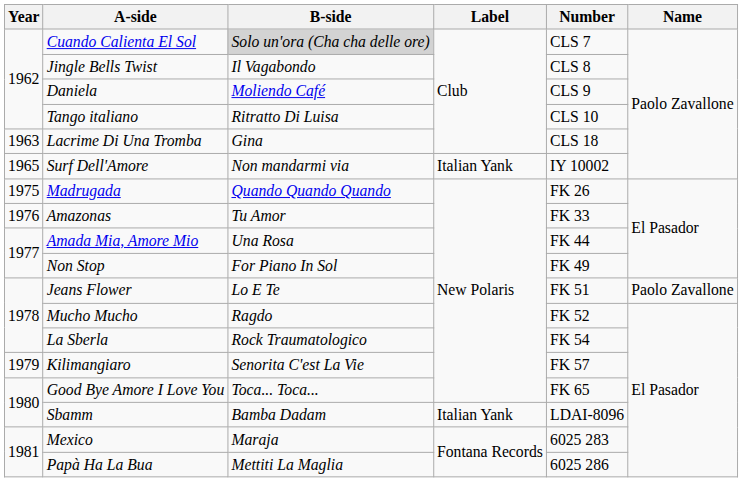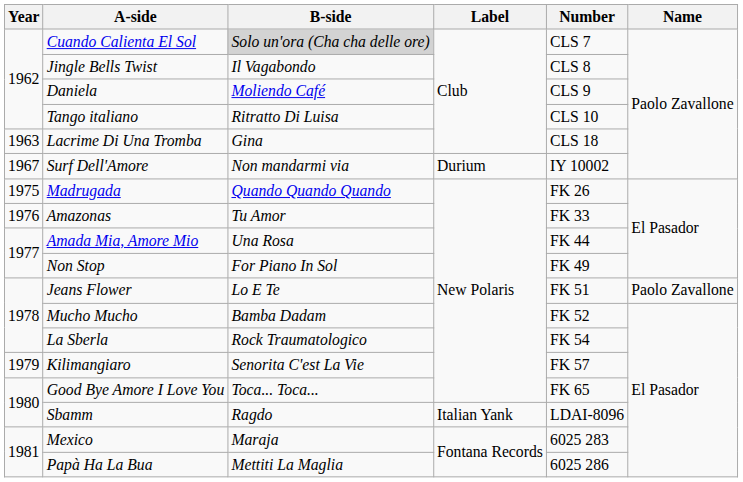(24, 166) 1965 -> (24, 166) 1967
(475, 166) Italian Yank -> (461, 166) Durium
(252, 315) Ragdo -> (279, 315) Bamba Dadam
(279, 414) Bamba Dadam -> (252, 414) Ragdo
